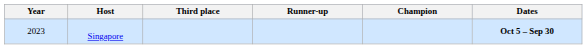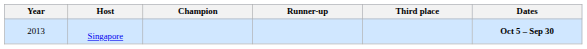columns swapped: (417, 12) <-> (198, 12)
(36, 31) 2023 -> (36, 31) 2013
